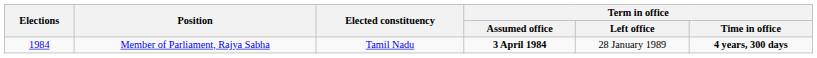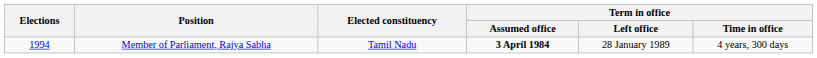(39, 45) 1984 -> (39, 45) 1994
(751, 45) bold -> (753, 45) normal
